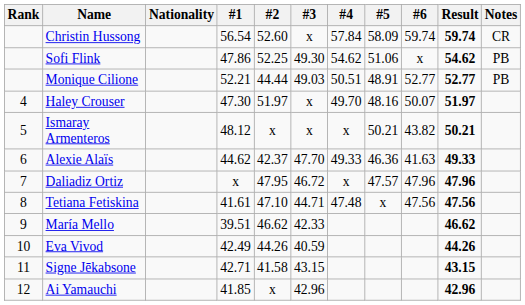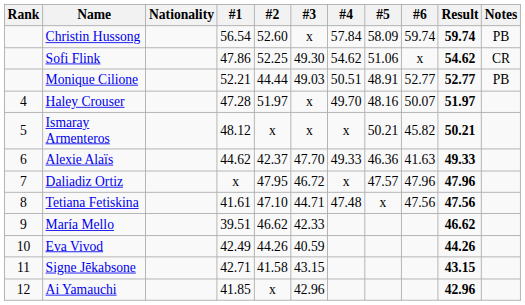(501, 36) CR -> (501, 36) PB
(501, 58) PB -> (501, 58) CR
(236, 101) 47.30 -> (236, 101) 47.28
(420, 130) 43.82 -> (420, 130) 45.82
